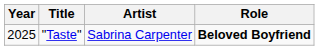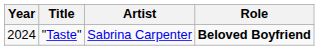(22, 34) 2025 -> (22, 34) 2024
